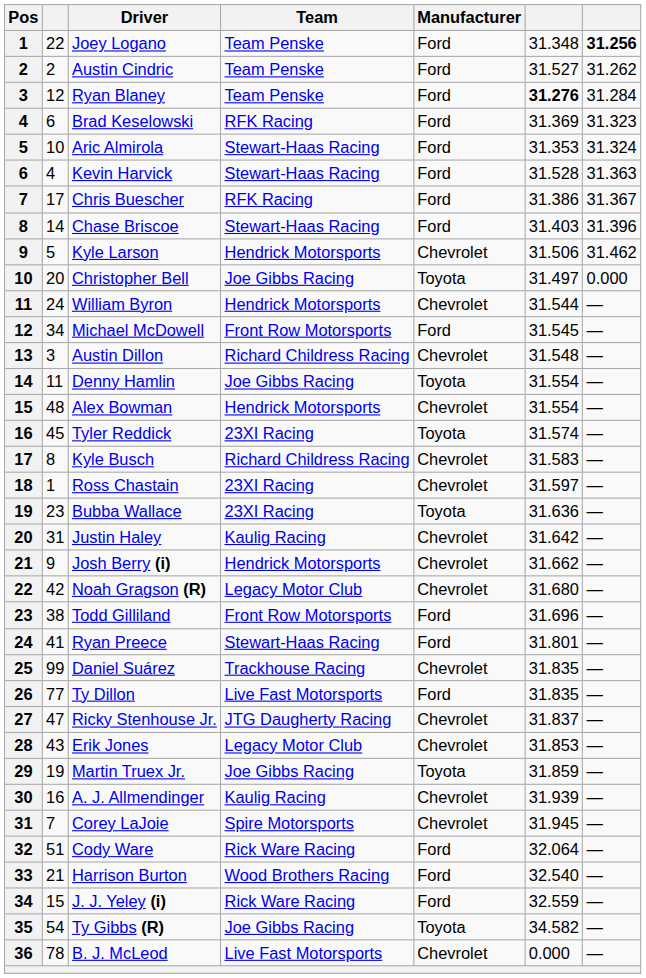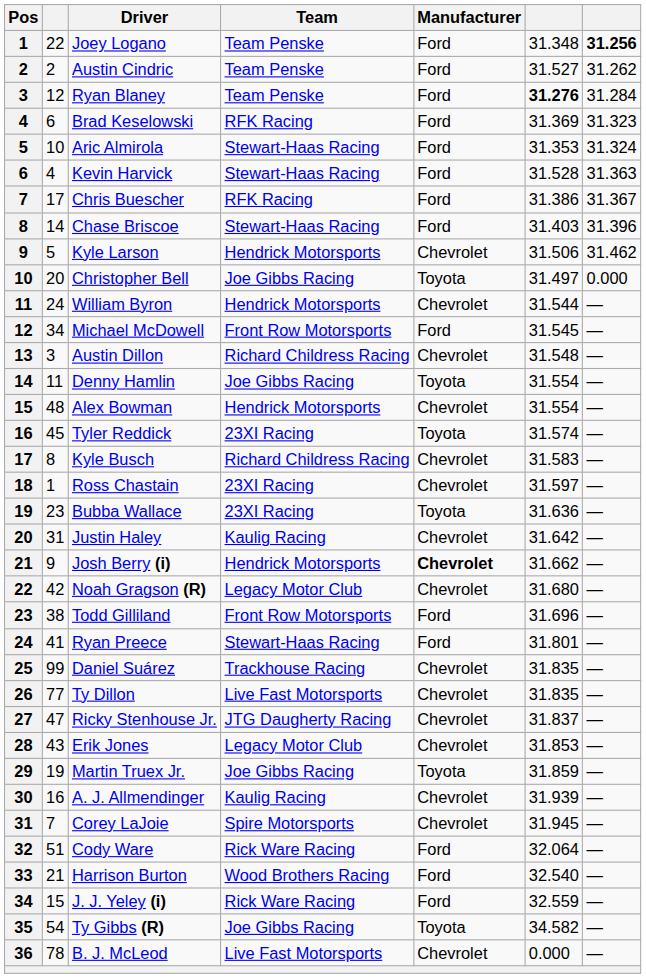(452, 563) normal -> (455, 563) bold
(434, 693) Ford -> (452, 693) Chevrolet
